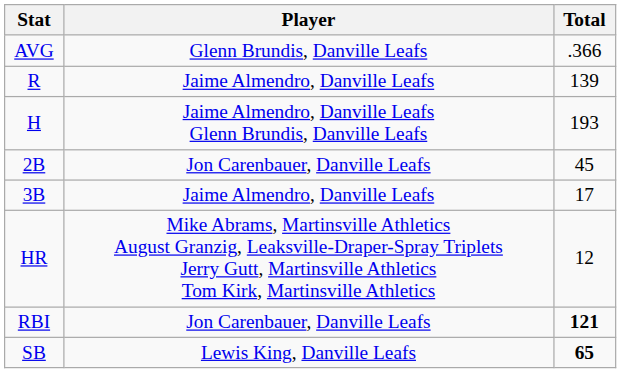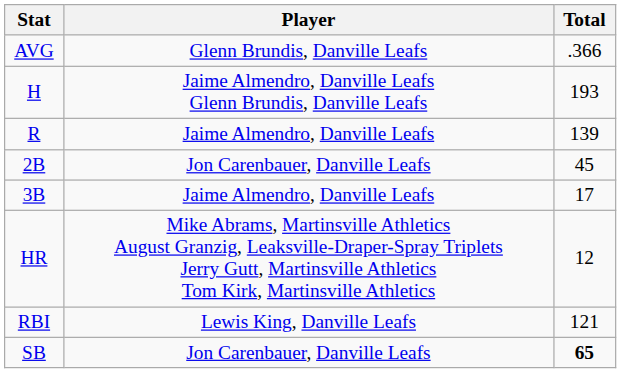rows swapped: (34, 122) <-> (34, 81)
(308, 321) Jon Carenbauer, Danville Leafs -> (308, 321) Lewis King, Danville Leafs
(584, 321) bold -> (584, 321) normal
(308, 352) Lewis King, Danville Leafs -> (308, 352) Jon Carenbauer, Danville Leafs
